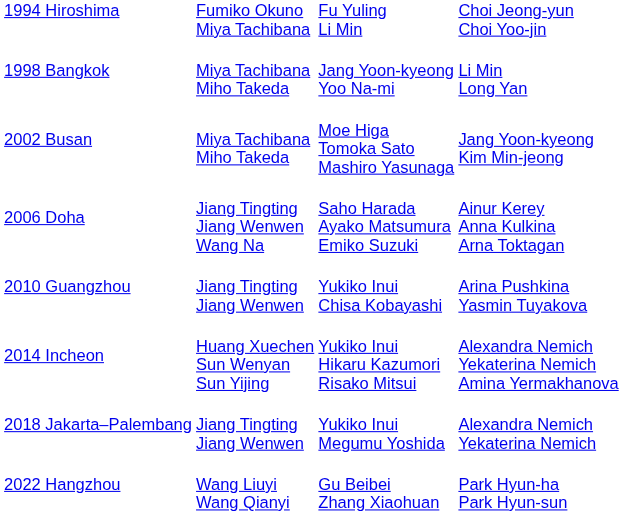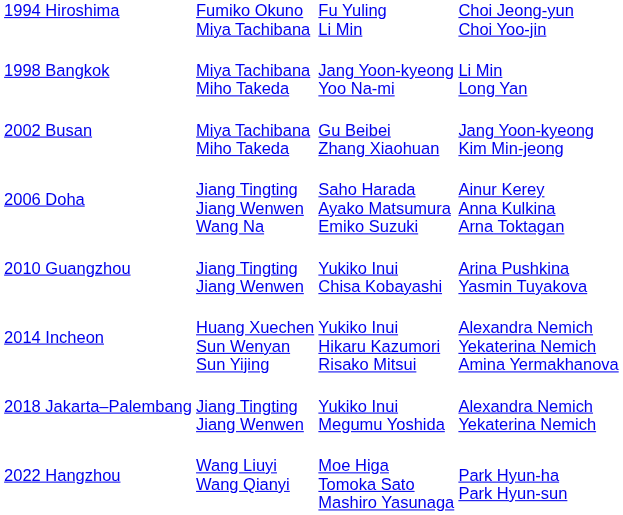(386, 148) Moe Higa Tomoka Sato Mashiro Yasunaga -> (379, 139) Gu Beibei Zhang Xiaohuan
(379, 493) Gu Beibei Zhang Xiaohuan -> (386, 484) Moe Higa Tomoka Sato Mashiro Yasunaga
